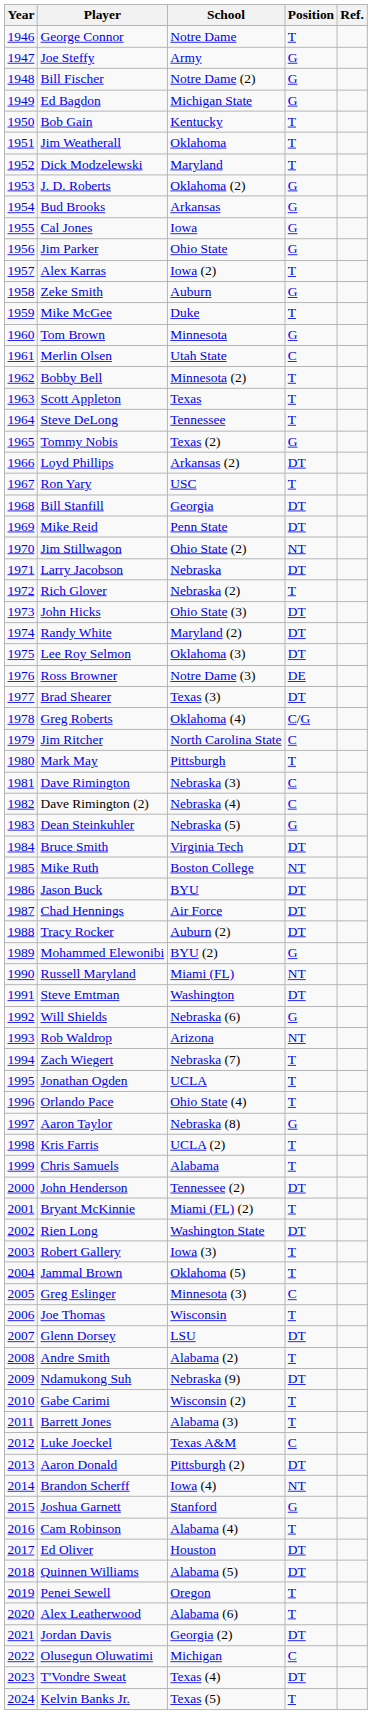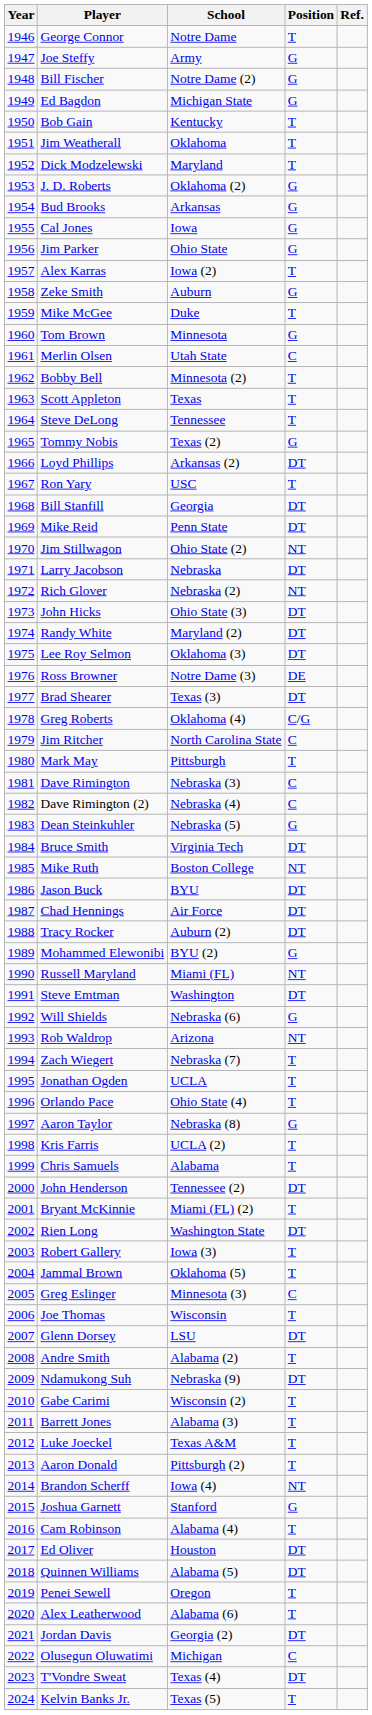(292, 590) T -> (297, 590) NT
(292, 1443) C -> (292, 1443) T
(297, 1464) DT -> (292, 1464) T
